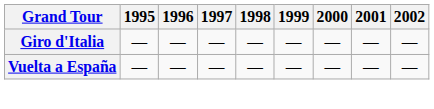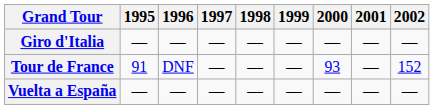+ row: (62, 66)
